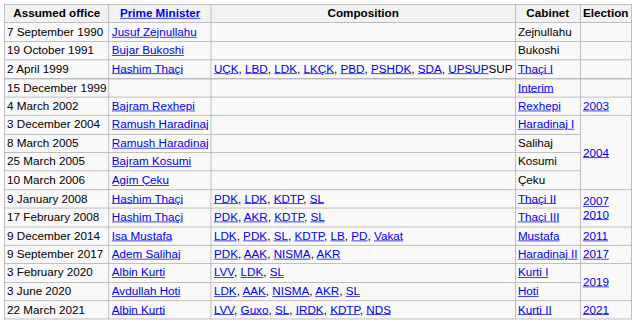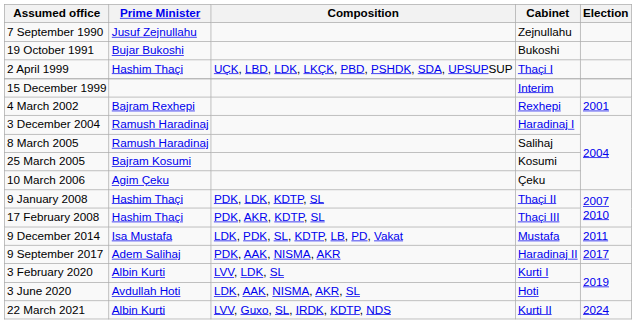(596, 106) 2003 -> (596, 106) 2001
(596, 310) 2021 -> (596, 310) 2024
